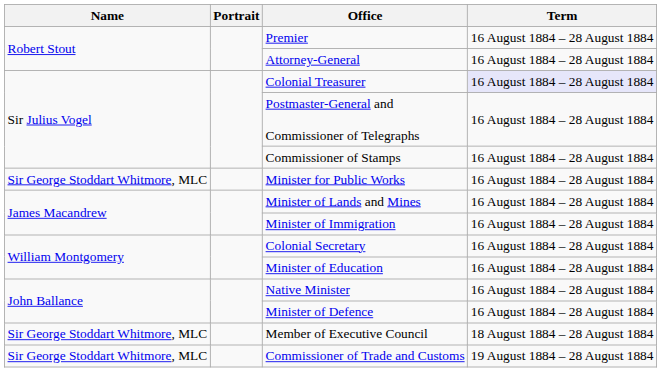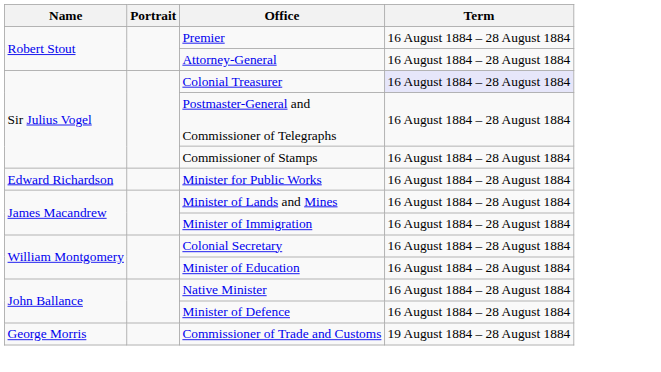(107, 179) Sir George Stoddart Whitmore, MLC -> (60, 179) Edward Richardson
- row: (347, 334)
(107, 356) Sir George Stoddart Whitmore, MLC -> (47, 334) George Morris
